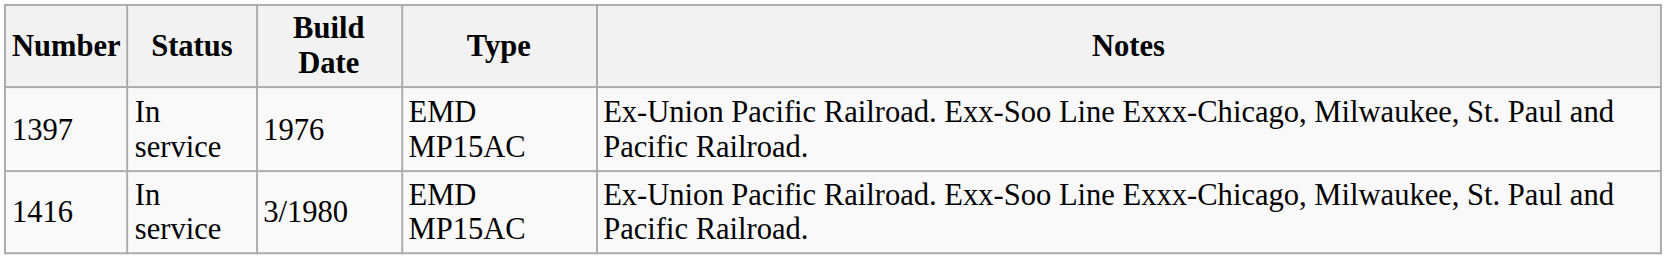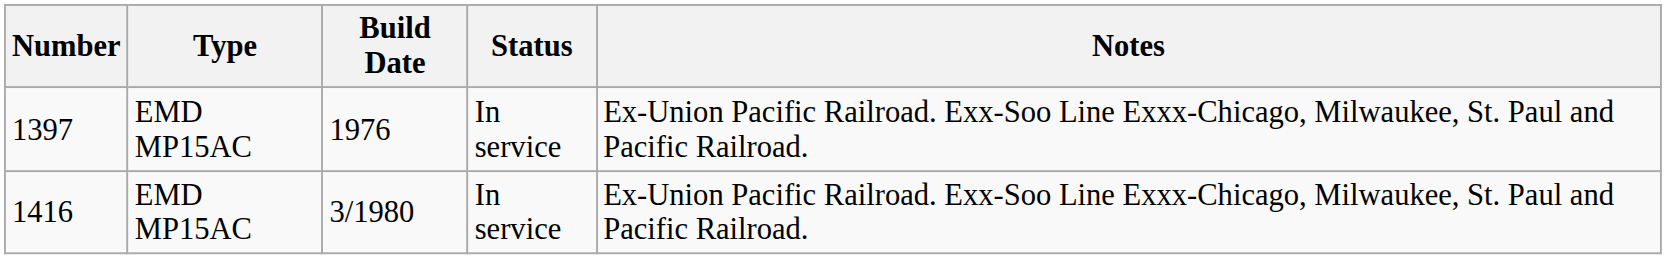columns swapped: (499, 45) <-> (192, 45)
